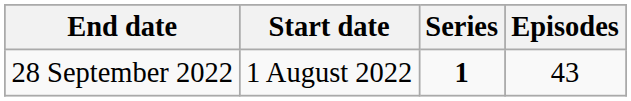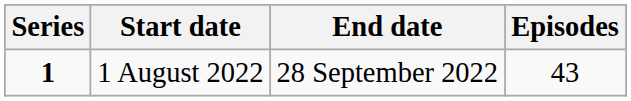columns swapped: (462, 27) <-> (122, 27)
